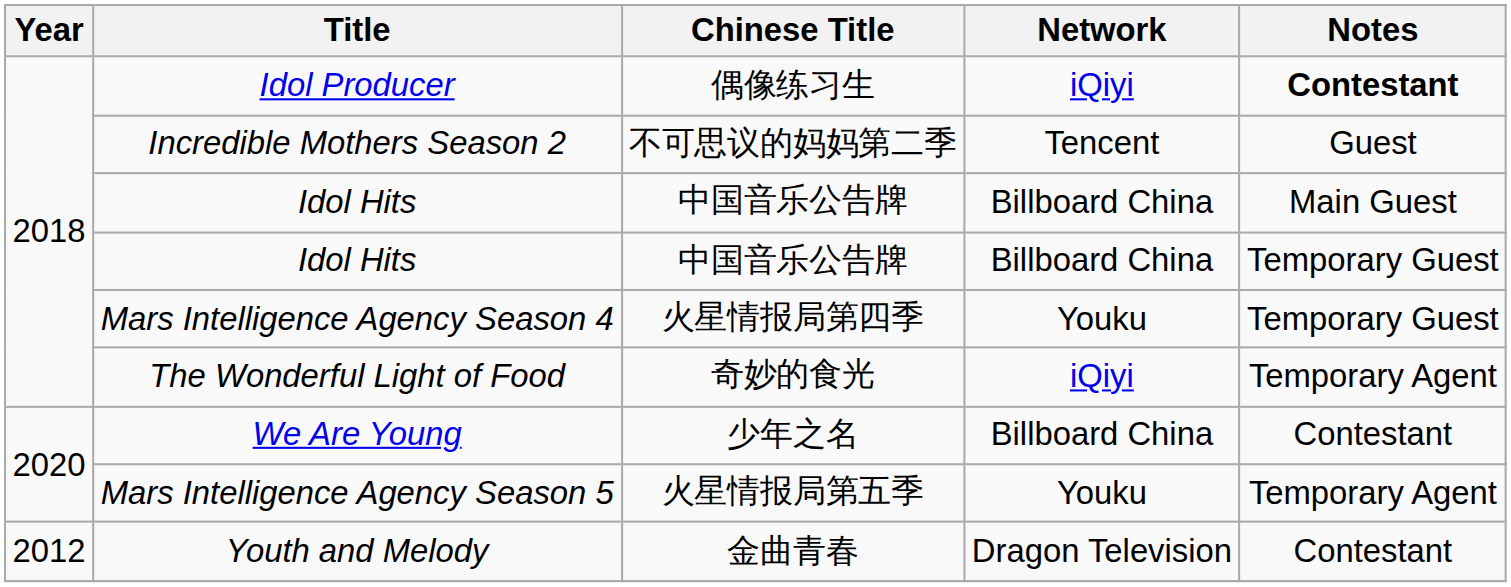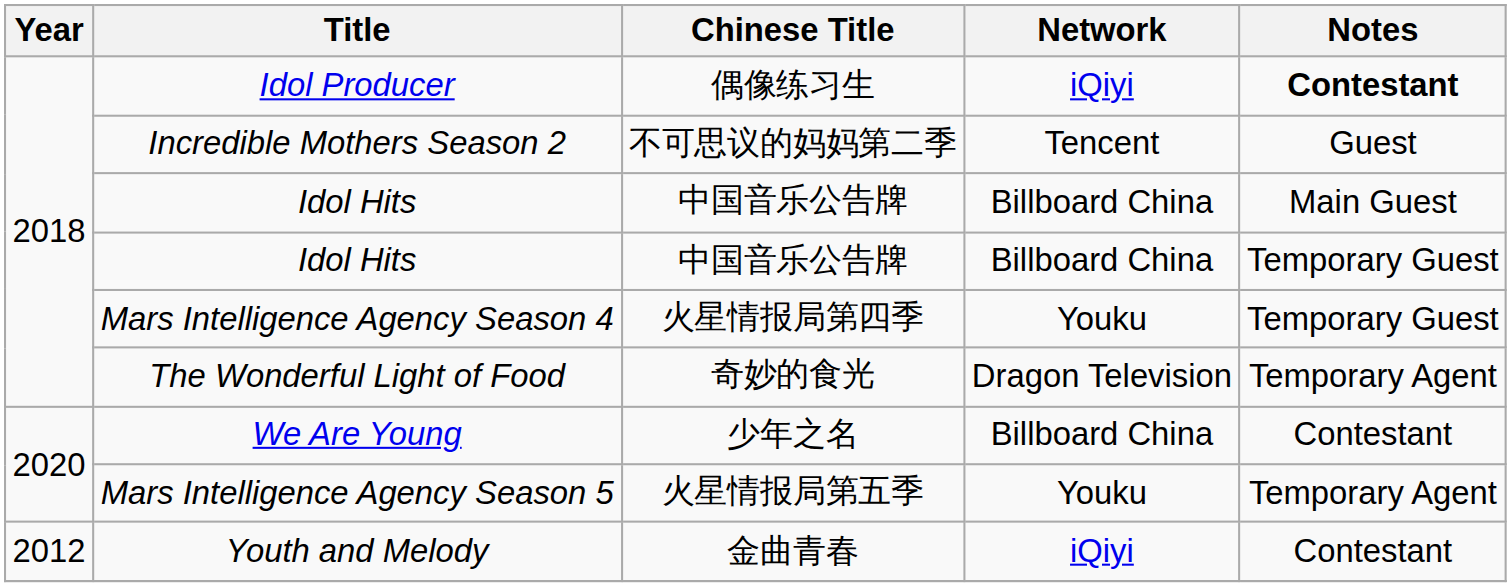(1102, 376) iQiyi -> (1102, 376) Dragon Television
(1102, 550) Dragon Television -> (1102, 550) iQiyi
